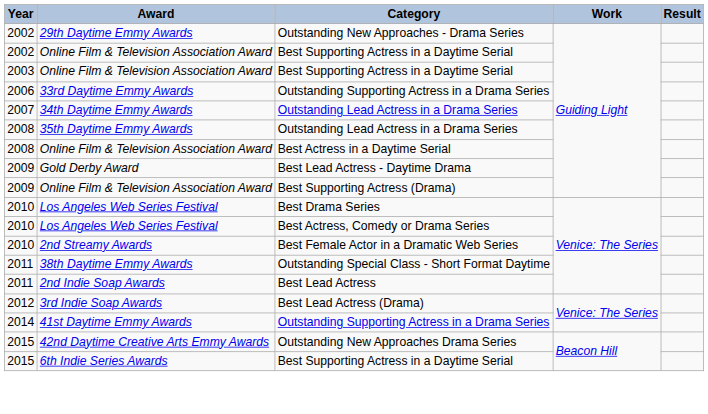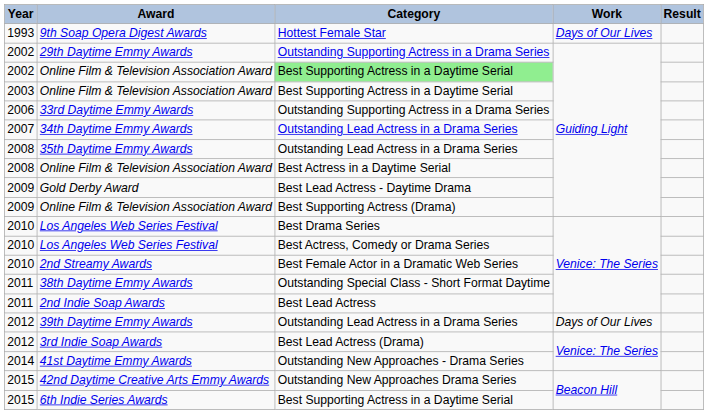+ row: (21, 33)
(401, 33) Outstanding New Approaches - Drama Series -> (414, 52) Outstanding Supporting Actress in a Drama Series
(395, 52) no background -> (395, 71) lightgreen background
+ row: (21, 322)
(414, 322) Outstanding Supporting Actress in a Drama Series -> (401, 361) Outstanding New Approaches - Drama Series
